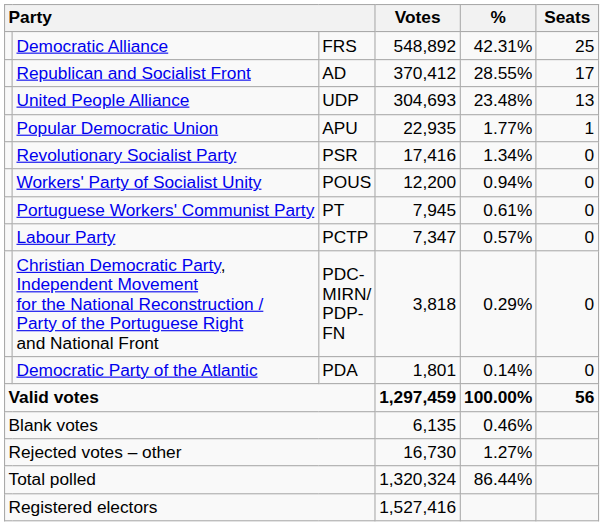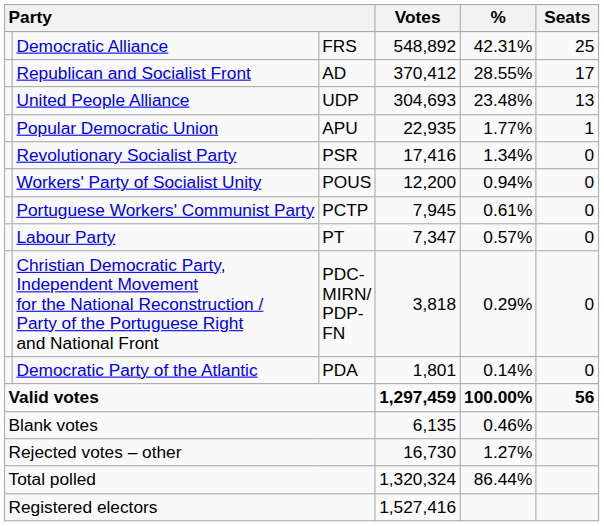(333, 210) PT -> (345, 210) PCTP
(345, 237) PCTP -> (333, 237) PT
